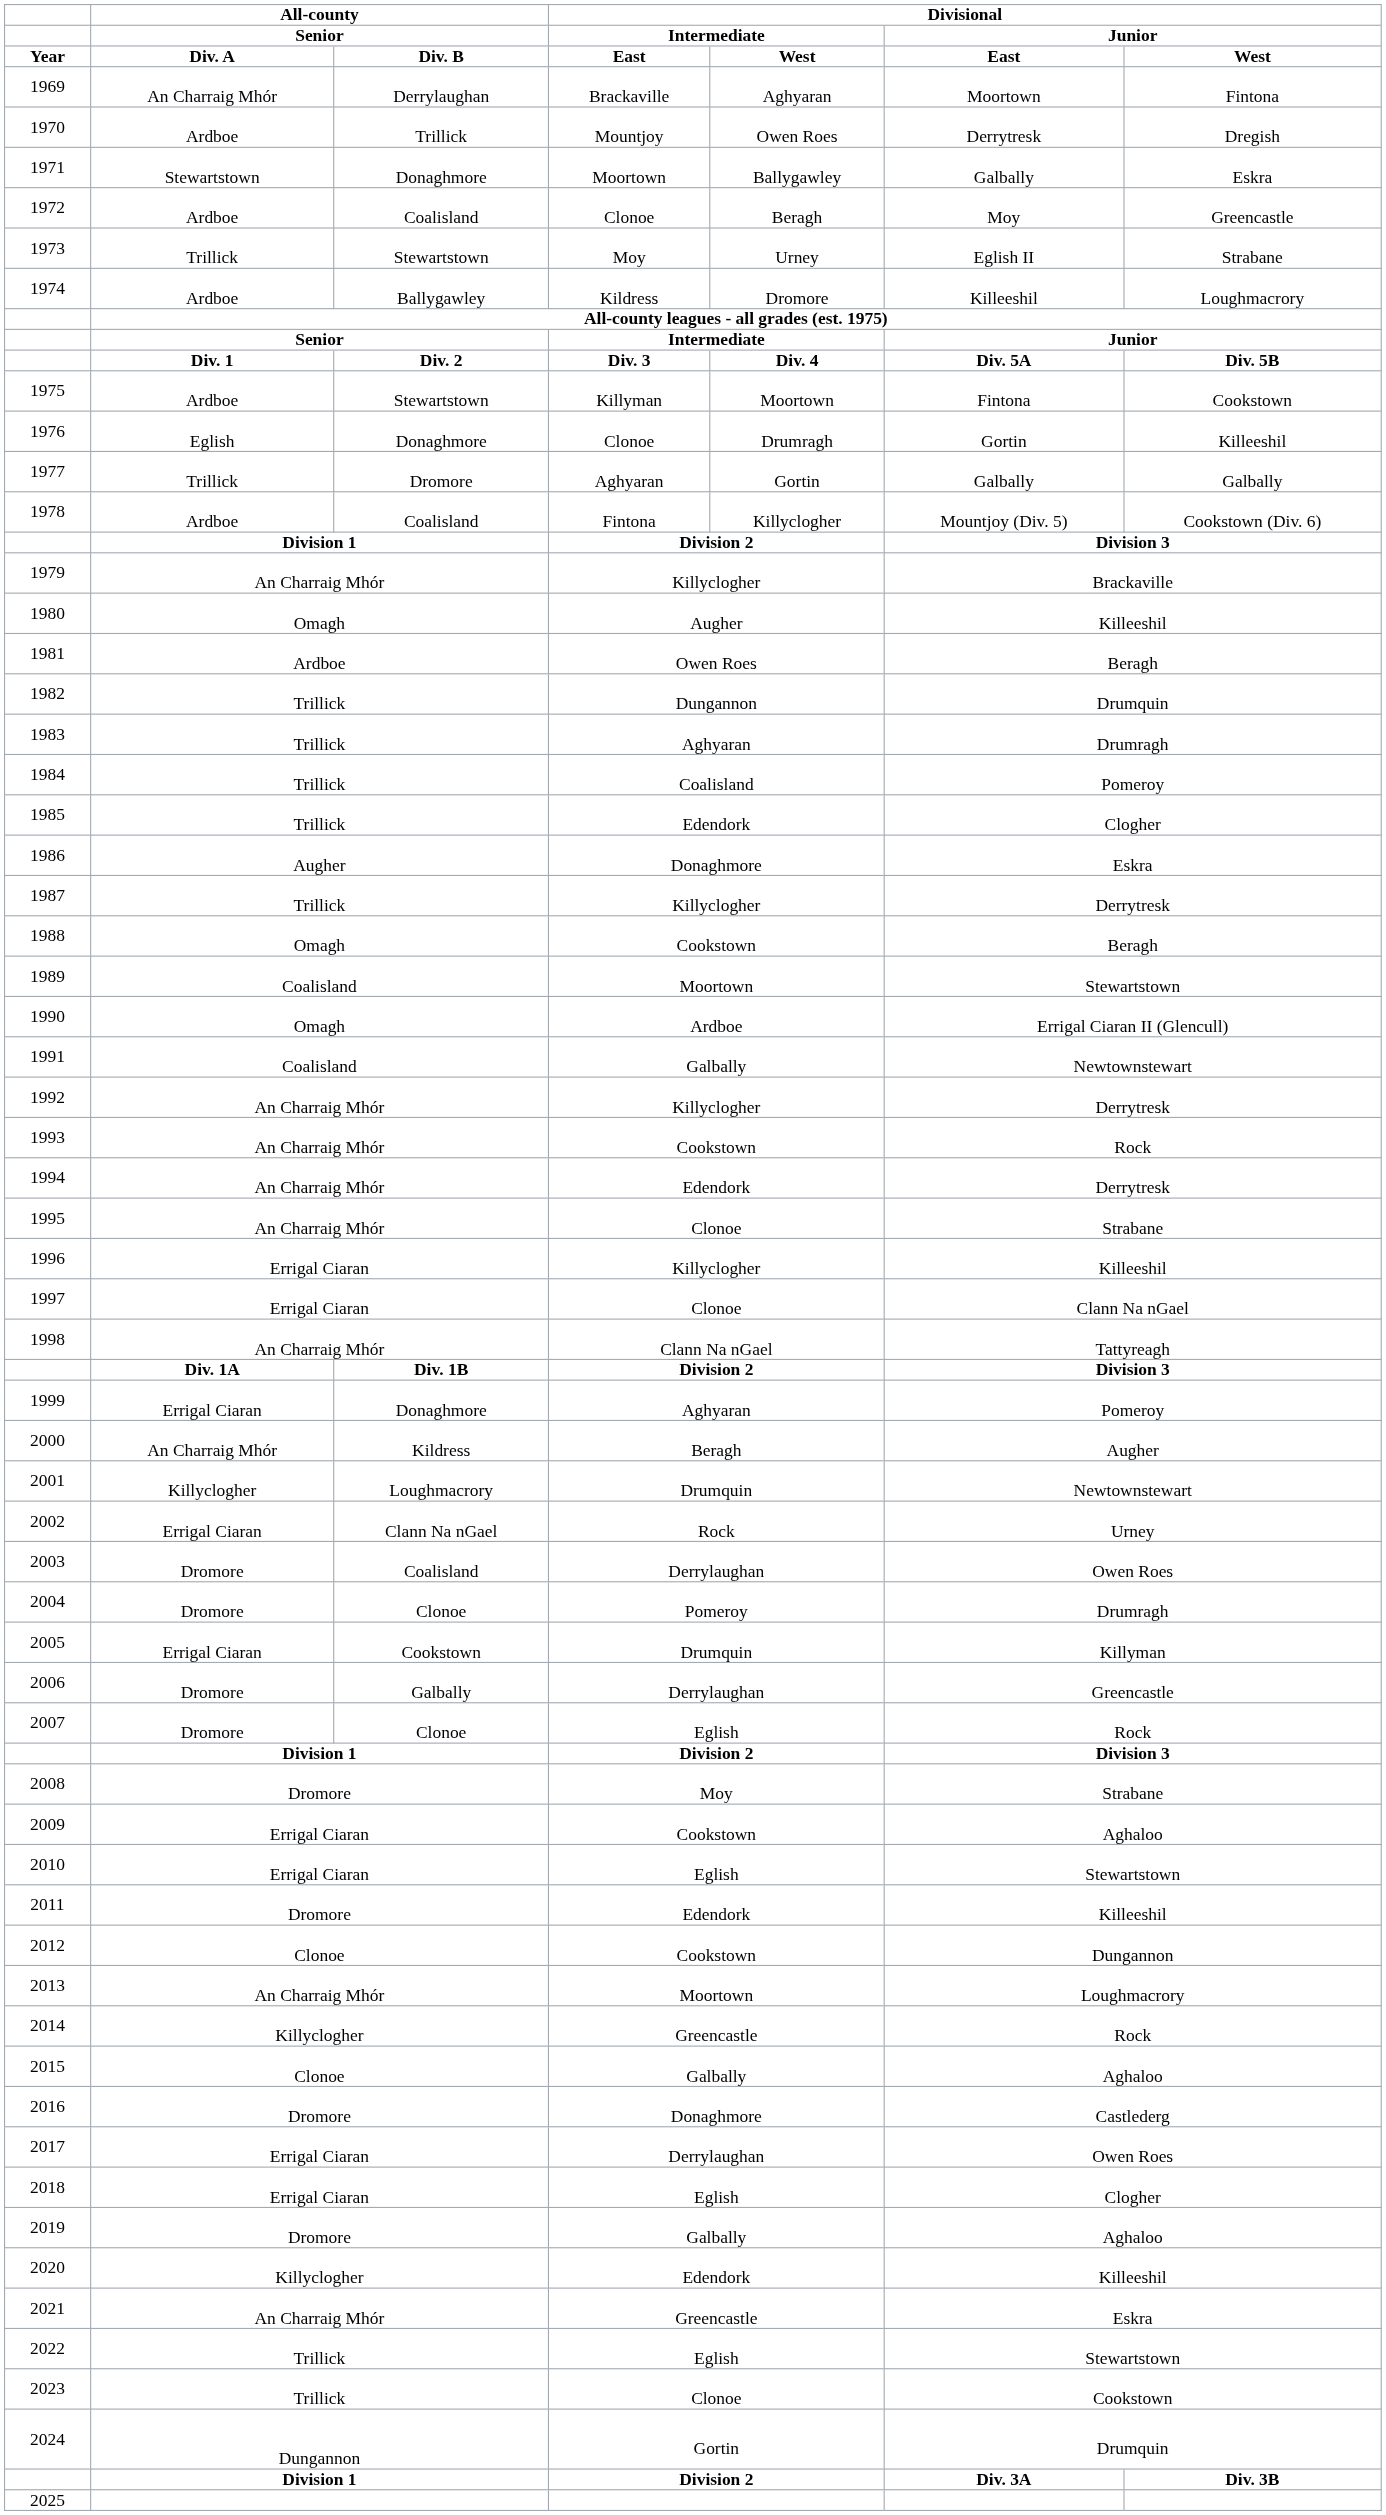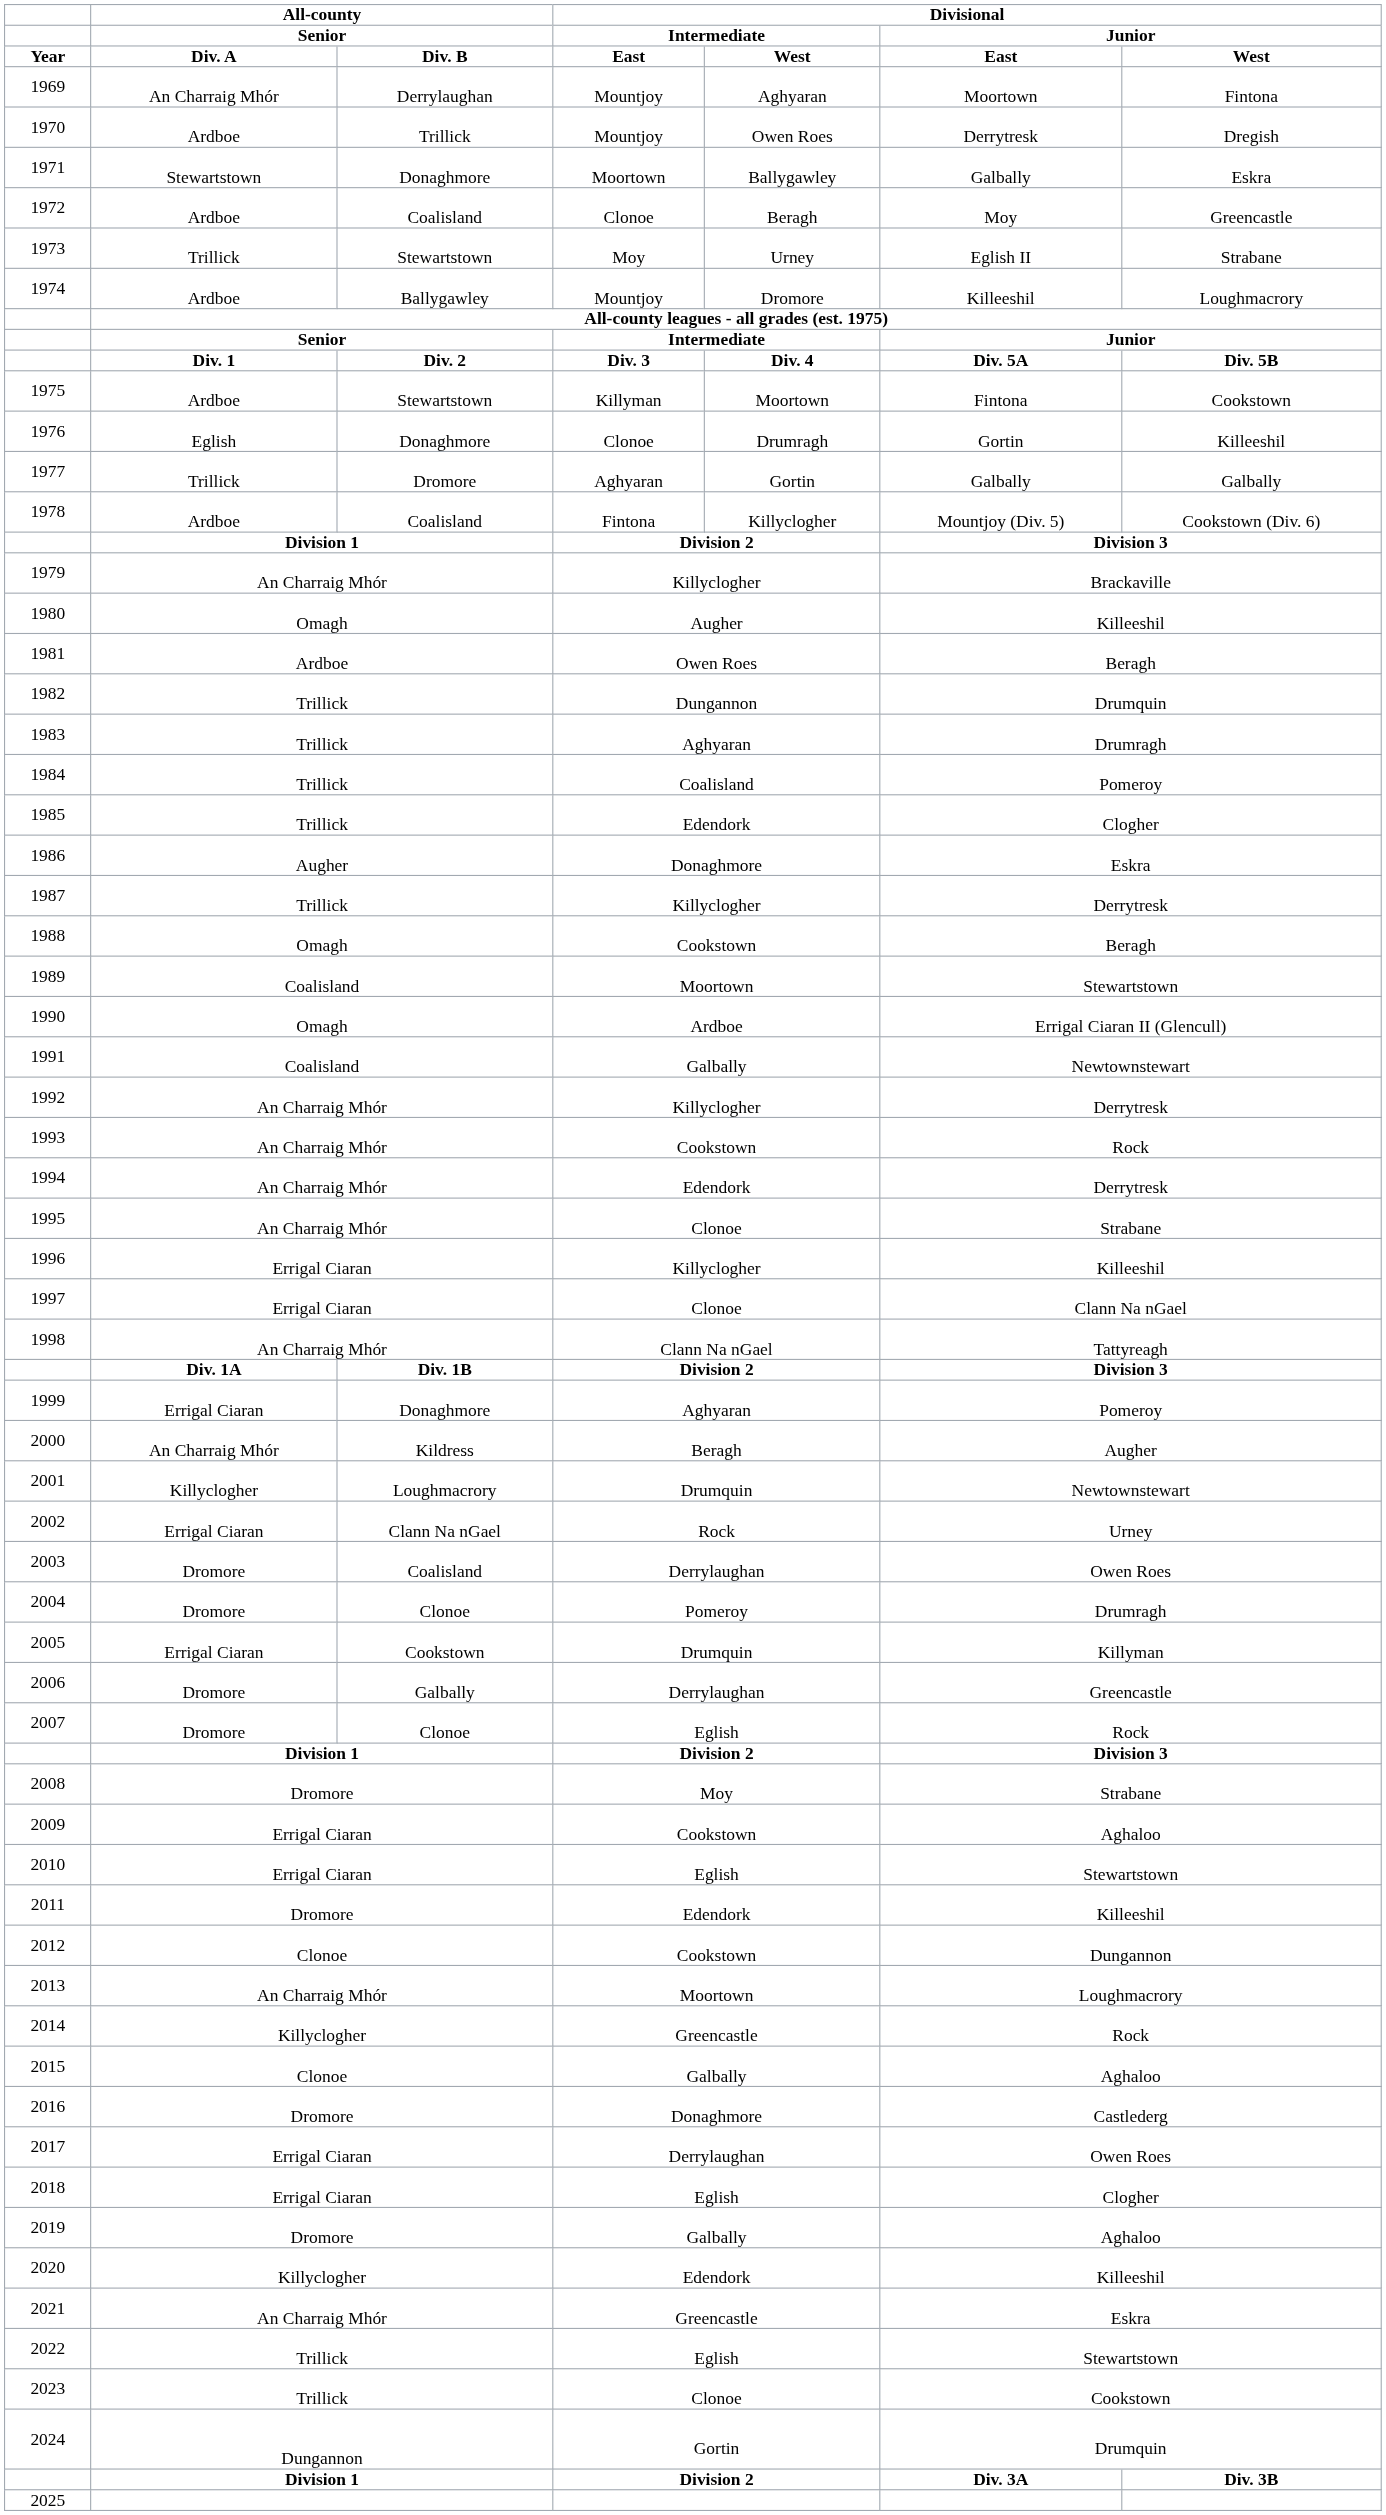(629, 96) Brackaville -> (629, 96) Mountjoy
(629, 298) Kildress -> (629, 298) Mountjoy
